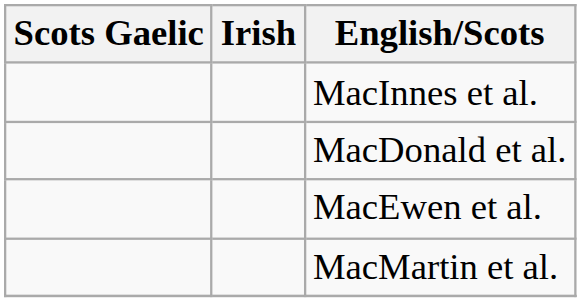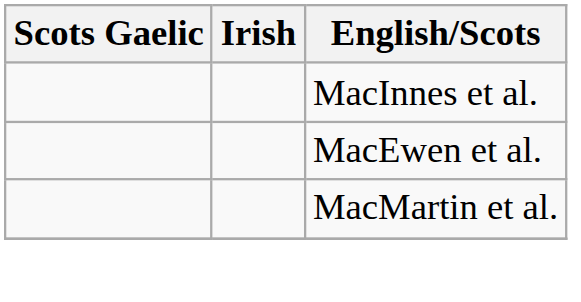- row: (440, 149)
